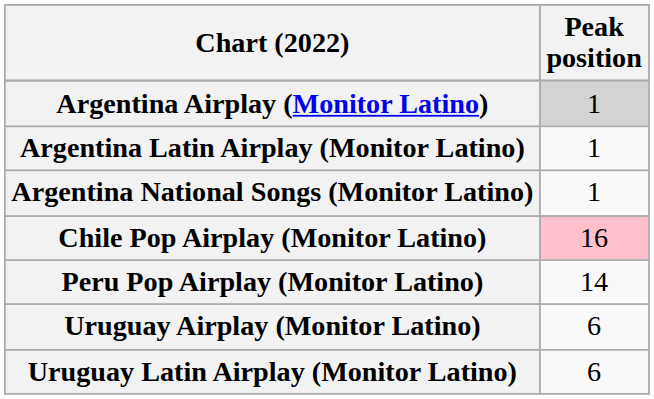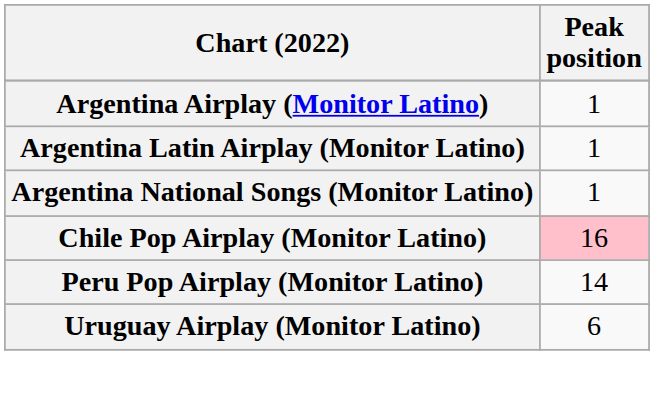(594, 103) lightgrey background -> (594, 103) no background
- row: (272, 371)
